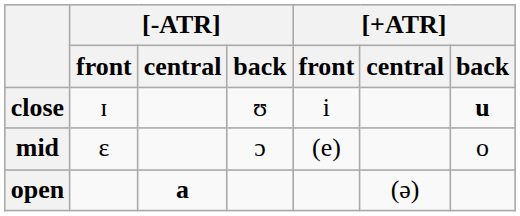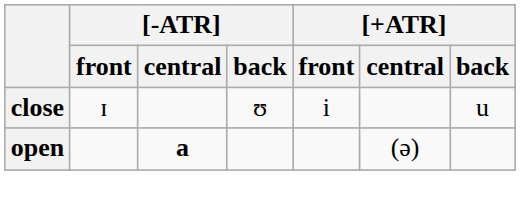(483, 107) bold -> (483, 107) normal
- row: (37, 148)
